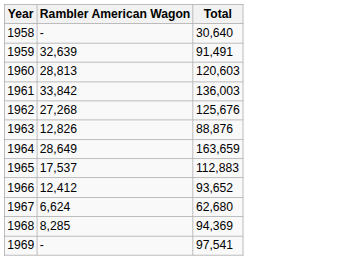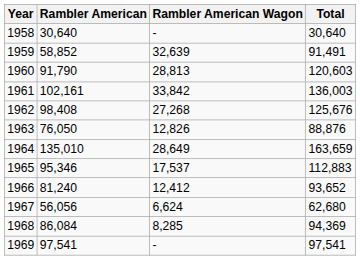+ column: (93, 14)
